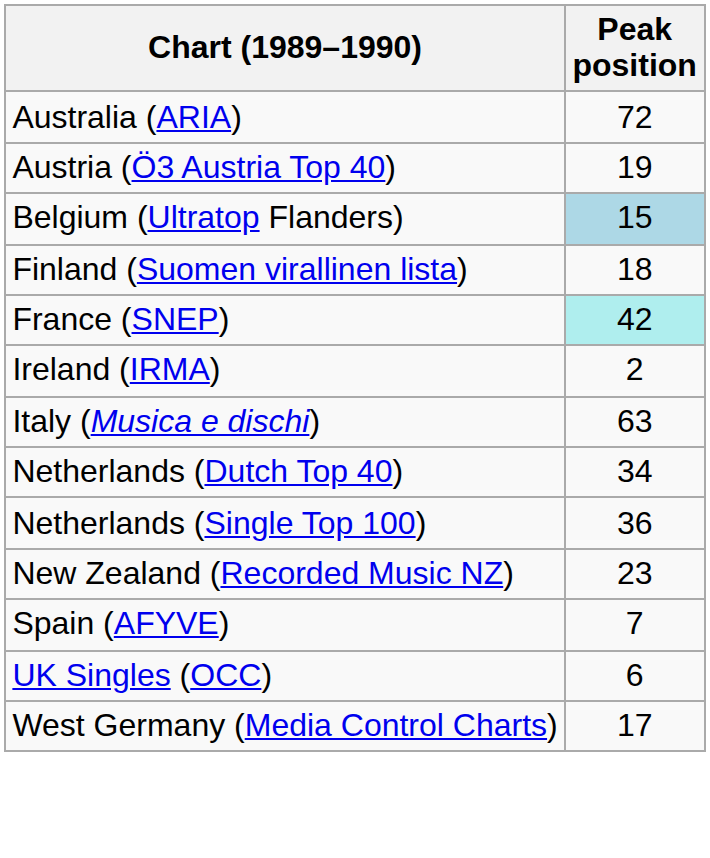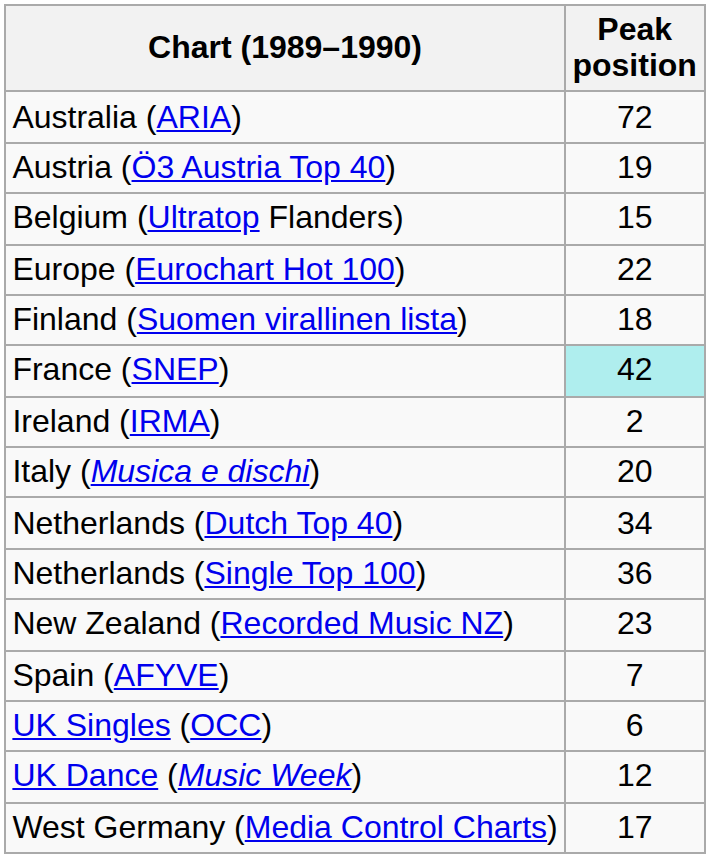(635, 218) lightblue background -> (635, 218) no background
+ row: (209, 268)
(635, 421) 63 -> (635, 471) 20
+ row: (187, 776)
